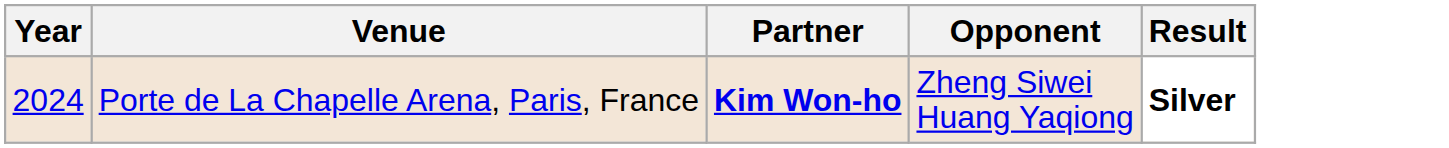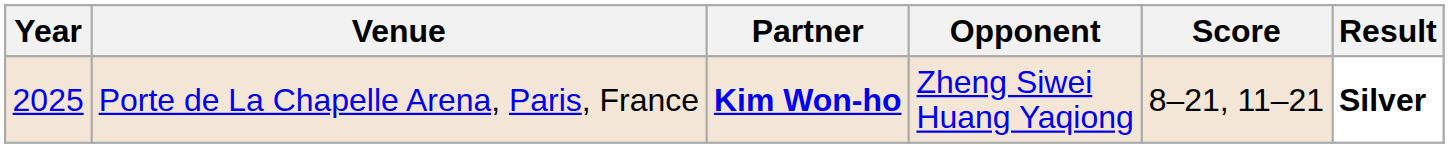+ column: (1236, 31)
(48, 99) 2024 -> (48, 99) 2025
